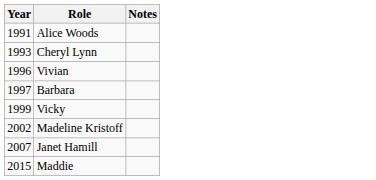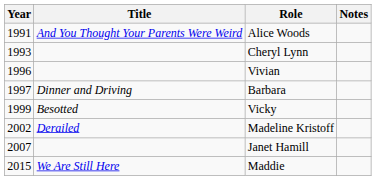+ column: (139, 14)
